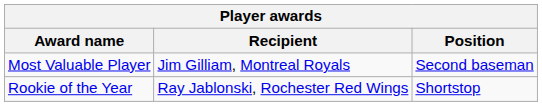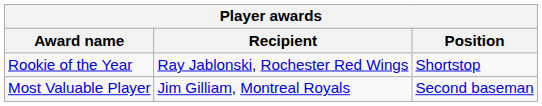rows swapped: (79, 64) <-> (70, 88)
